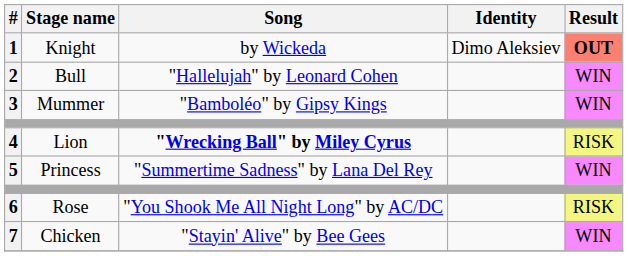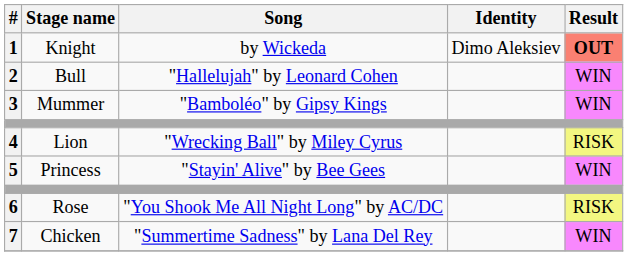(283, 141) bold -> (283, 141) normal
(283, 170) "Summertime Sadness" by Lana Del Rey -> (283, 170) "Stayin' Alive" by Bee Gees
(283, 236) "Stayin' Alive" by Bee Gees -> (283, 236) "Summertime Sadness" by Lana Del Rey
